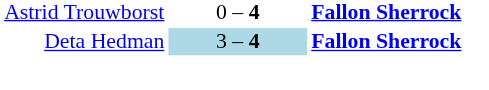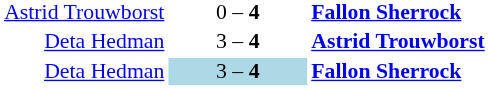+ row: (104, 41)
